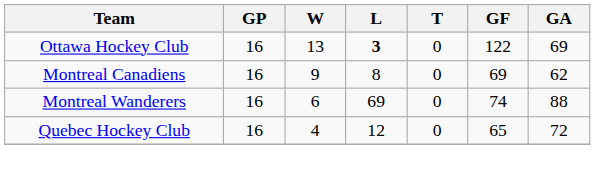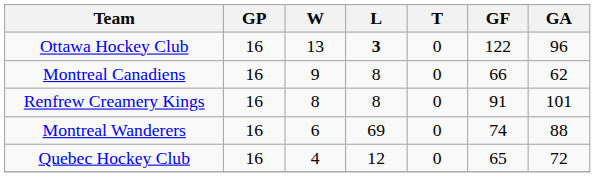(559, 46) 69 -> (559, 46) 96
(498, 74) 69 -> (498, 74) 66
+ row: (114, 102)
